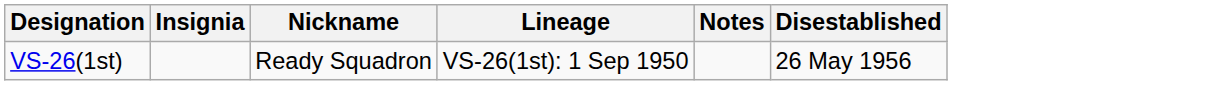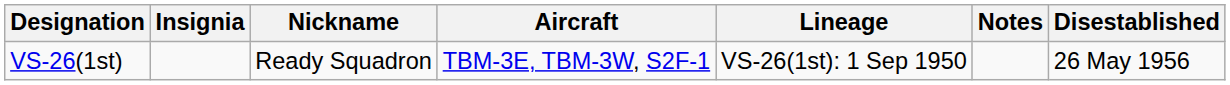+ column: (576, 23)
